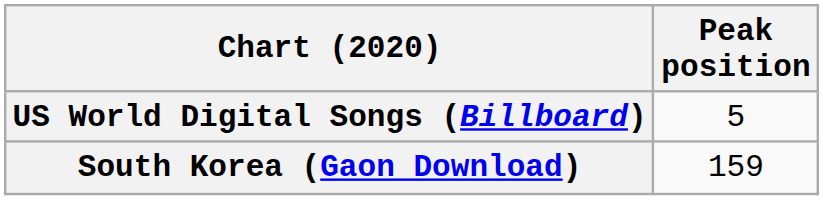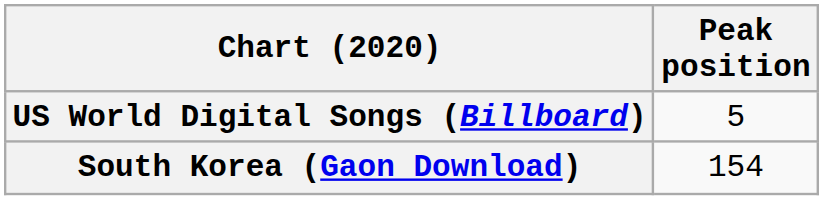(736, 168) 159 -> (736, 168) 154
